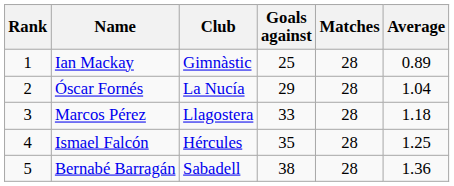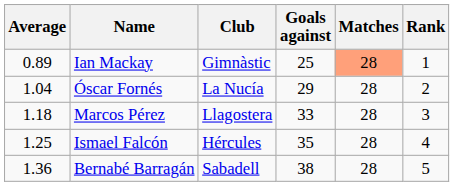columns swapped: (28, 27) <-> (416, 27)
(350, 62) no background -> (369, 62) lightsalmon background
